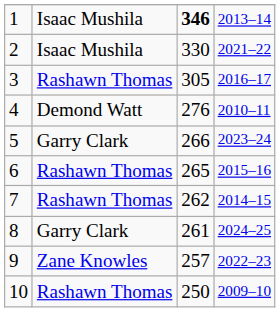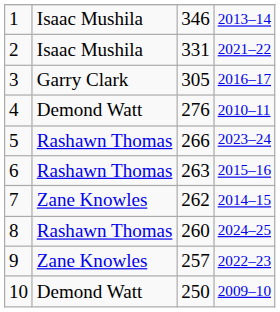(195, 19) bold -> (195, 19) normal
(195, 49) 330 -> (195, 49) 331
(105, 79) Rashawn Thomas -> (83, 79) Garry Clark
(83, 140) Garry Clark -> (105, 140) Rashawn Thomas
(195, 170) 265 -> (195, 170) 263
(105, 200) Rashawn Thomas -> (92, 200) Zane Knowles
(83, 230) Garry Clark -> (105, 230) Rashawn Thomas
(195, 230) 261 -> (195, 230) 260
(105, 291) Rashawn Thomas -> (90, 291) Demond Watt
